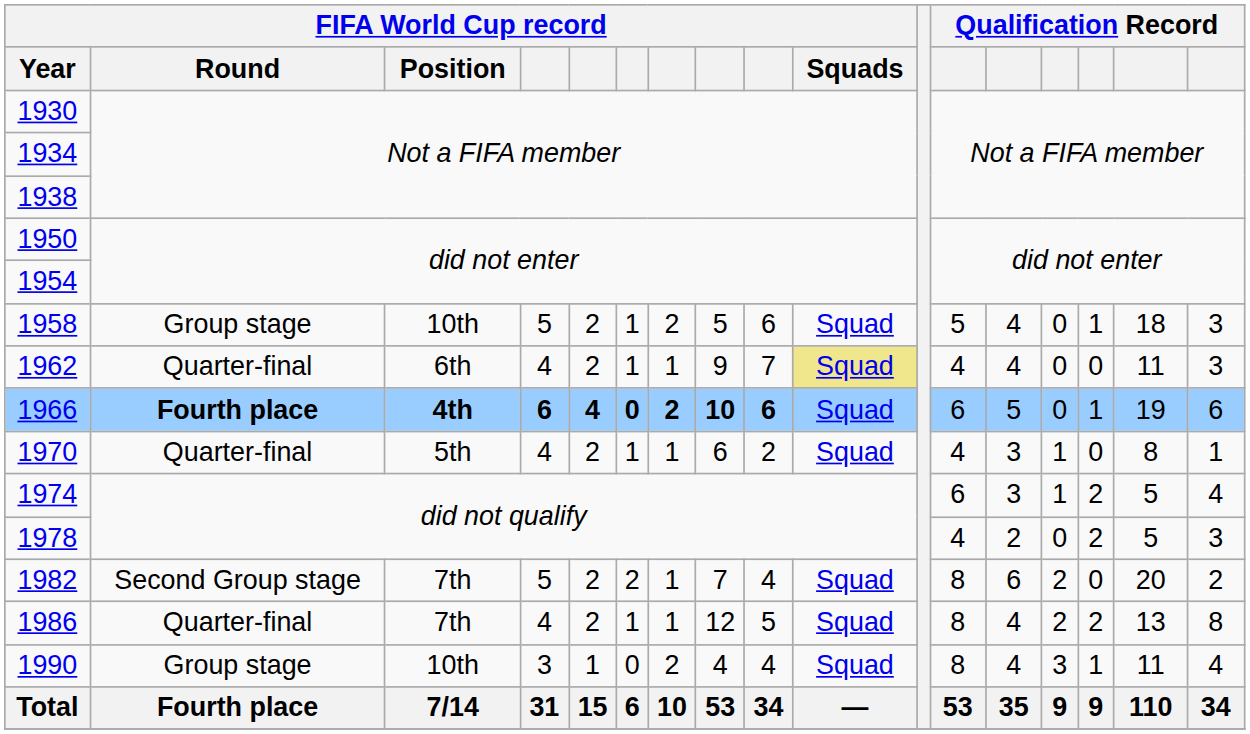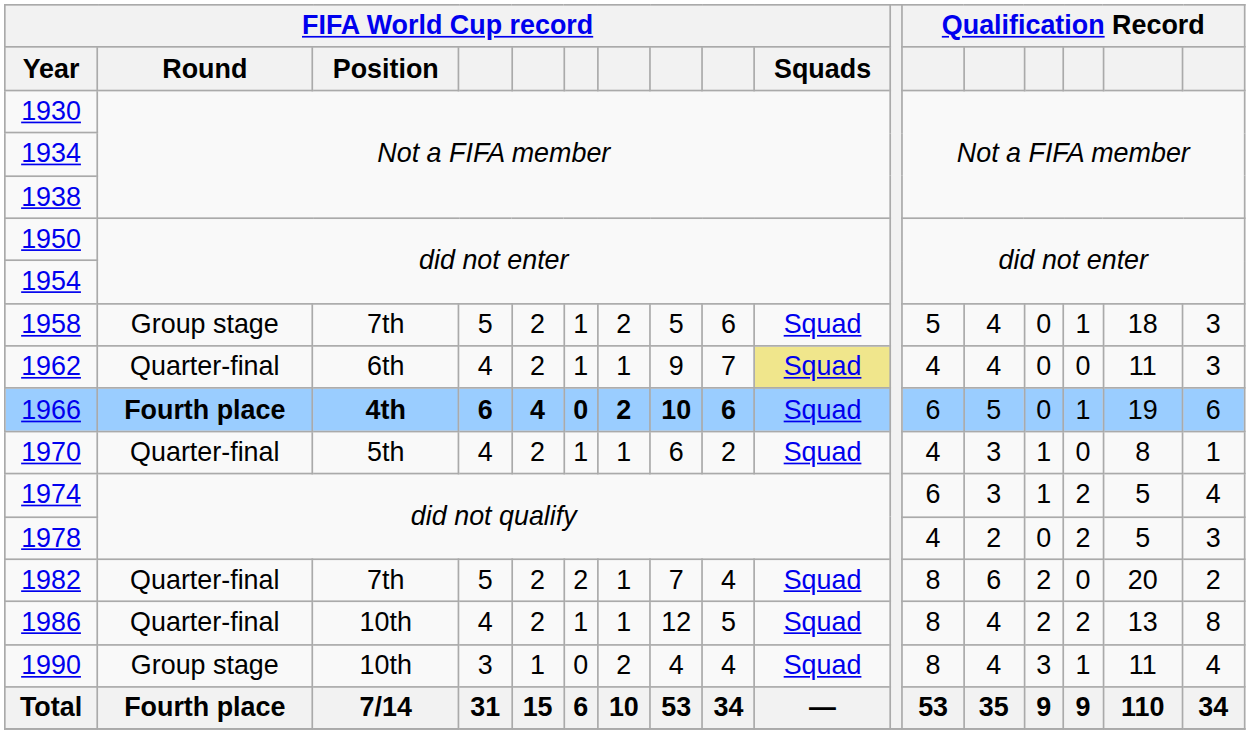(453, 324) 10th -> (386, 324) 7th
(238, 580) Second Group stage -> (205, 580) Quarter-final
(453, 622) 7th -> (386, 622) 10th
